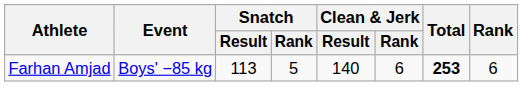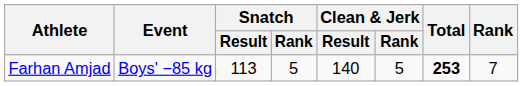(399, 68) 6 -> (399, 68) 5
(493, 68) 6 -> (493, 68) 7
